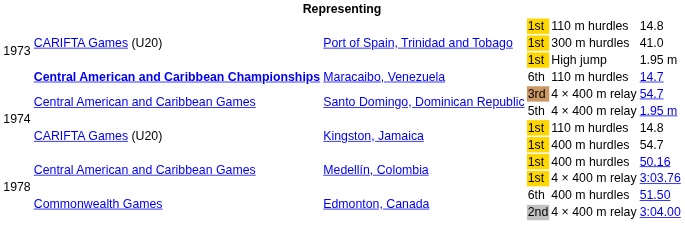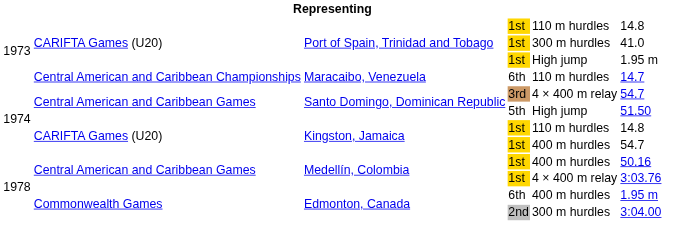(177, 77) bold -> (167, 77) normal
(594, 110) 4 × 400 m relay -> (560, 110) High jump
(659, 110) 1.95 m -> (636, 110) 51.50
(655, 195) 51.50 -> (639, 195) 1.95 m
(594, 212) 4 × 400 m relay -> (571, 212) 300 m hurdles
